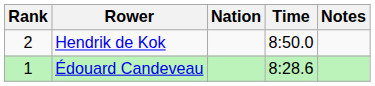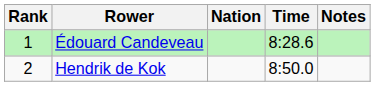rows swapped: (129, 68) <-> (110, 42)
